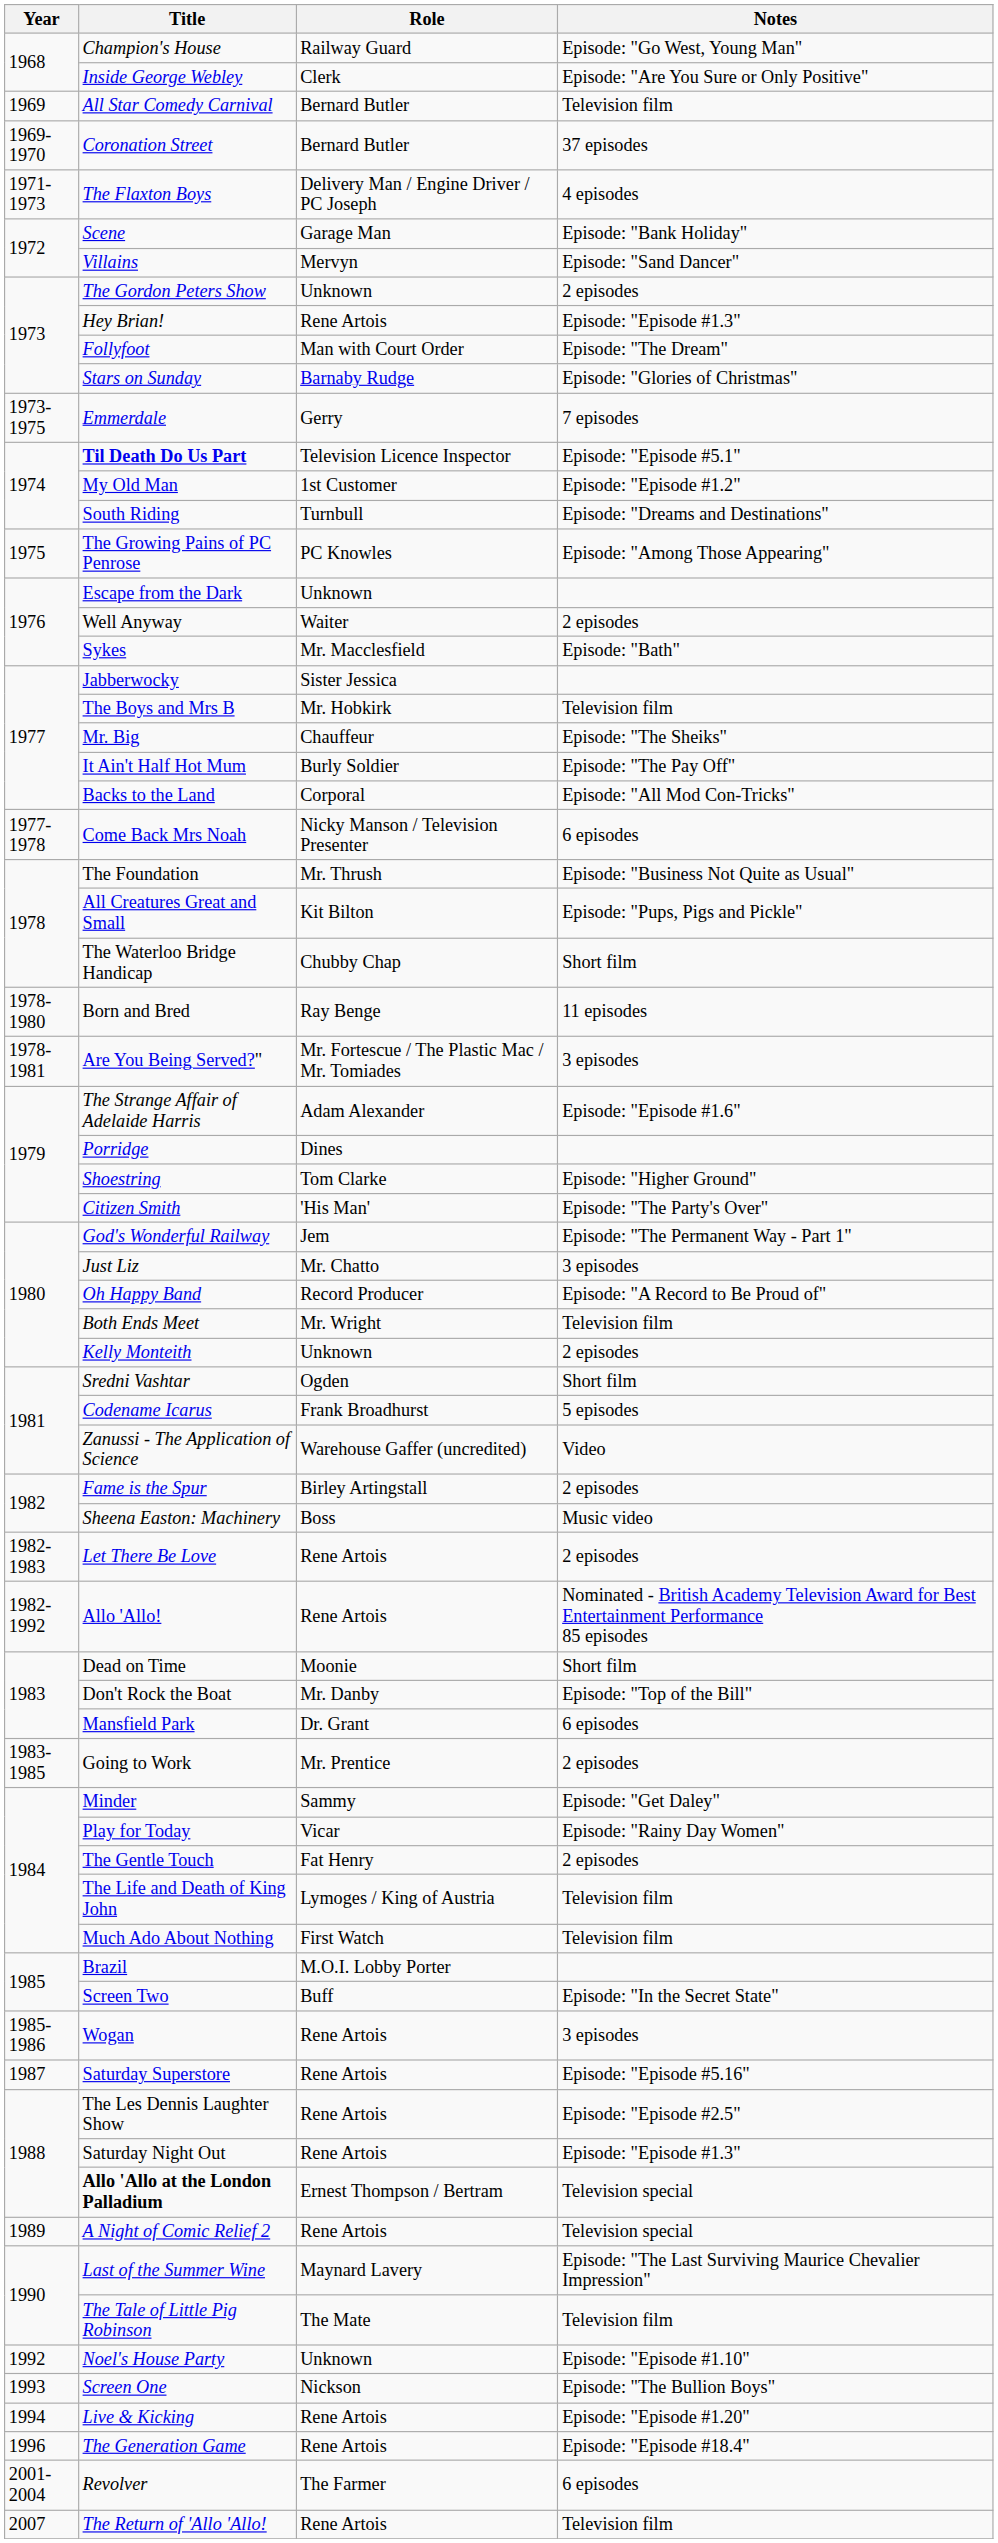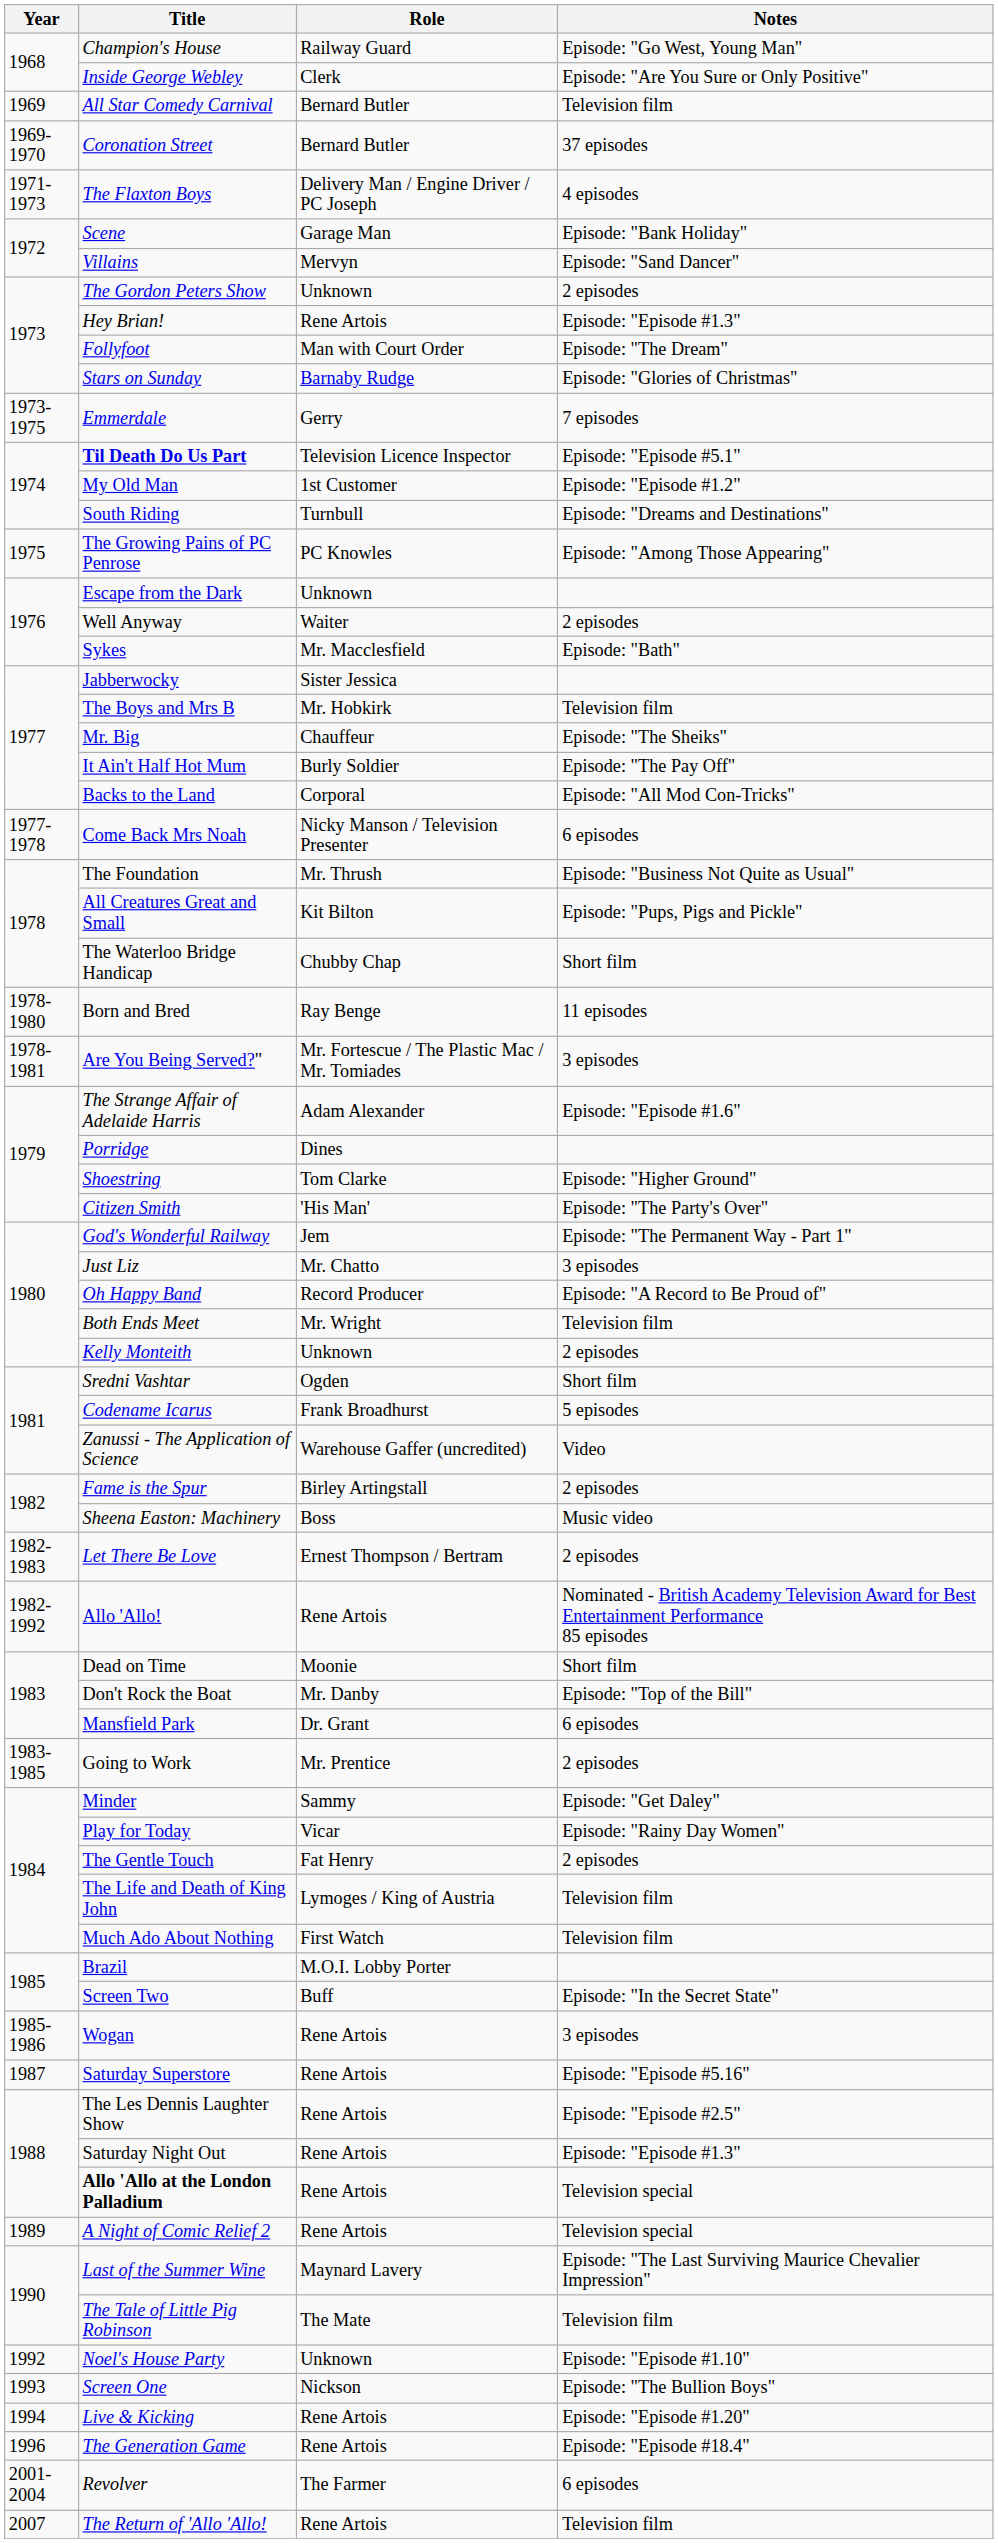(343, 1556) Rene Artois -> (402, 1556) Ernest Thompson / Bertram
(402, 2192) Ernest Thompson / Bertram -> (343, 2192) Rene Artois
